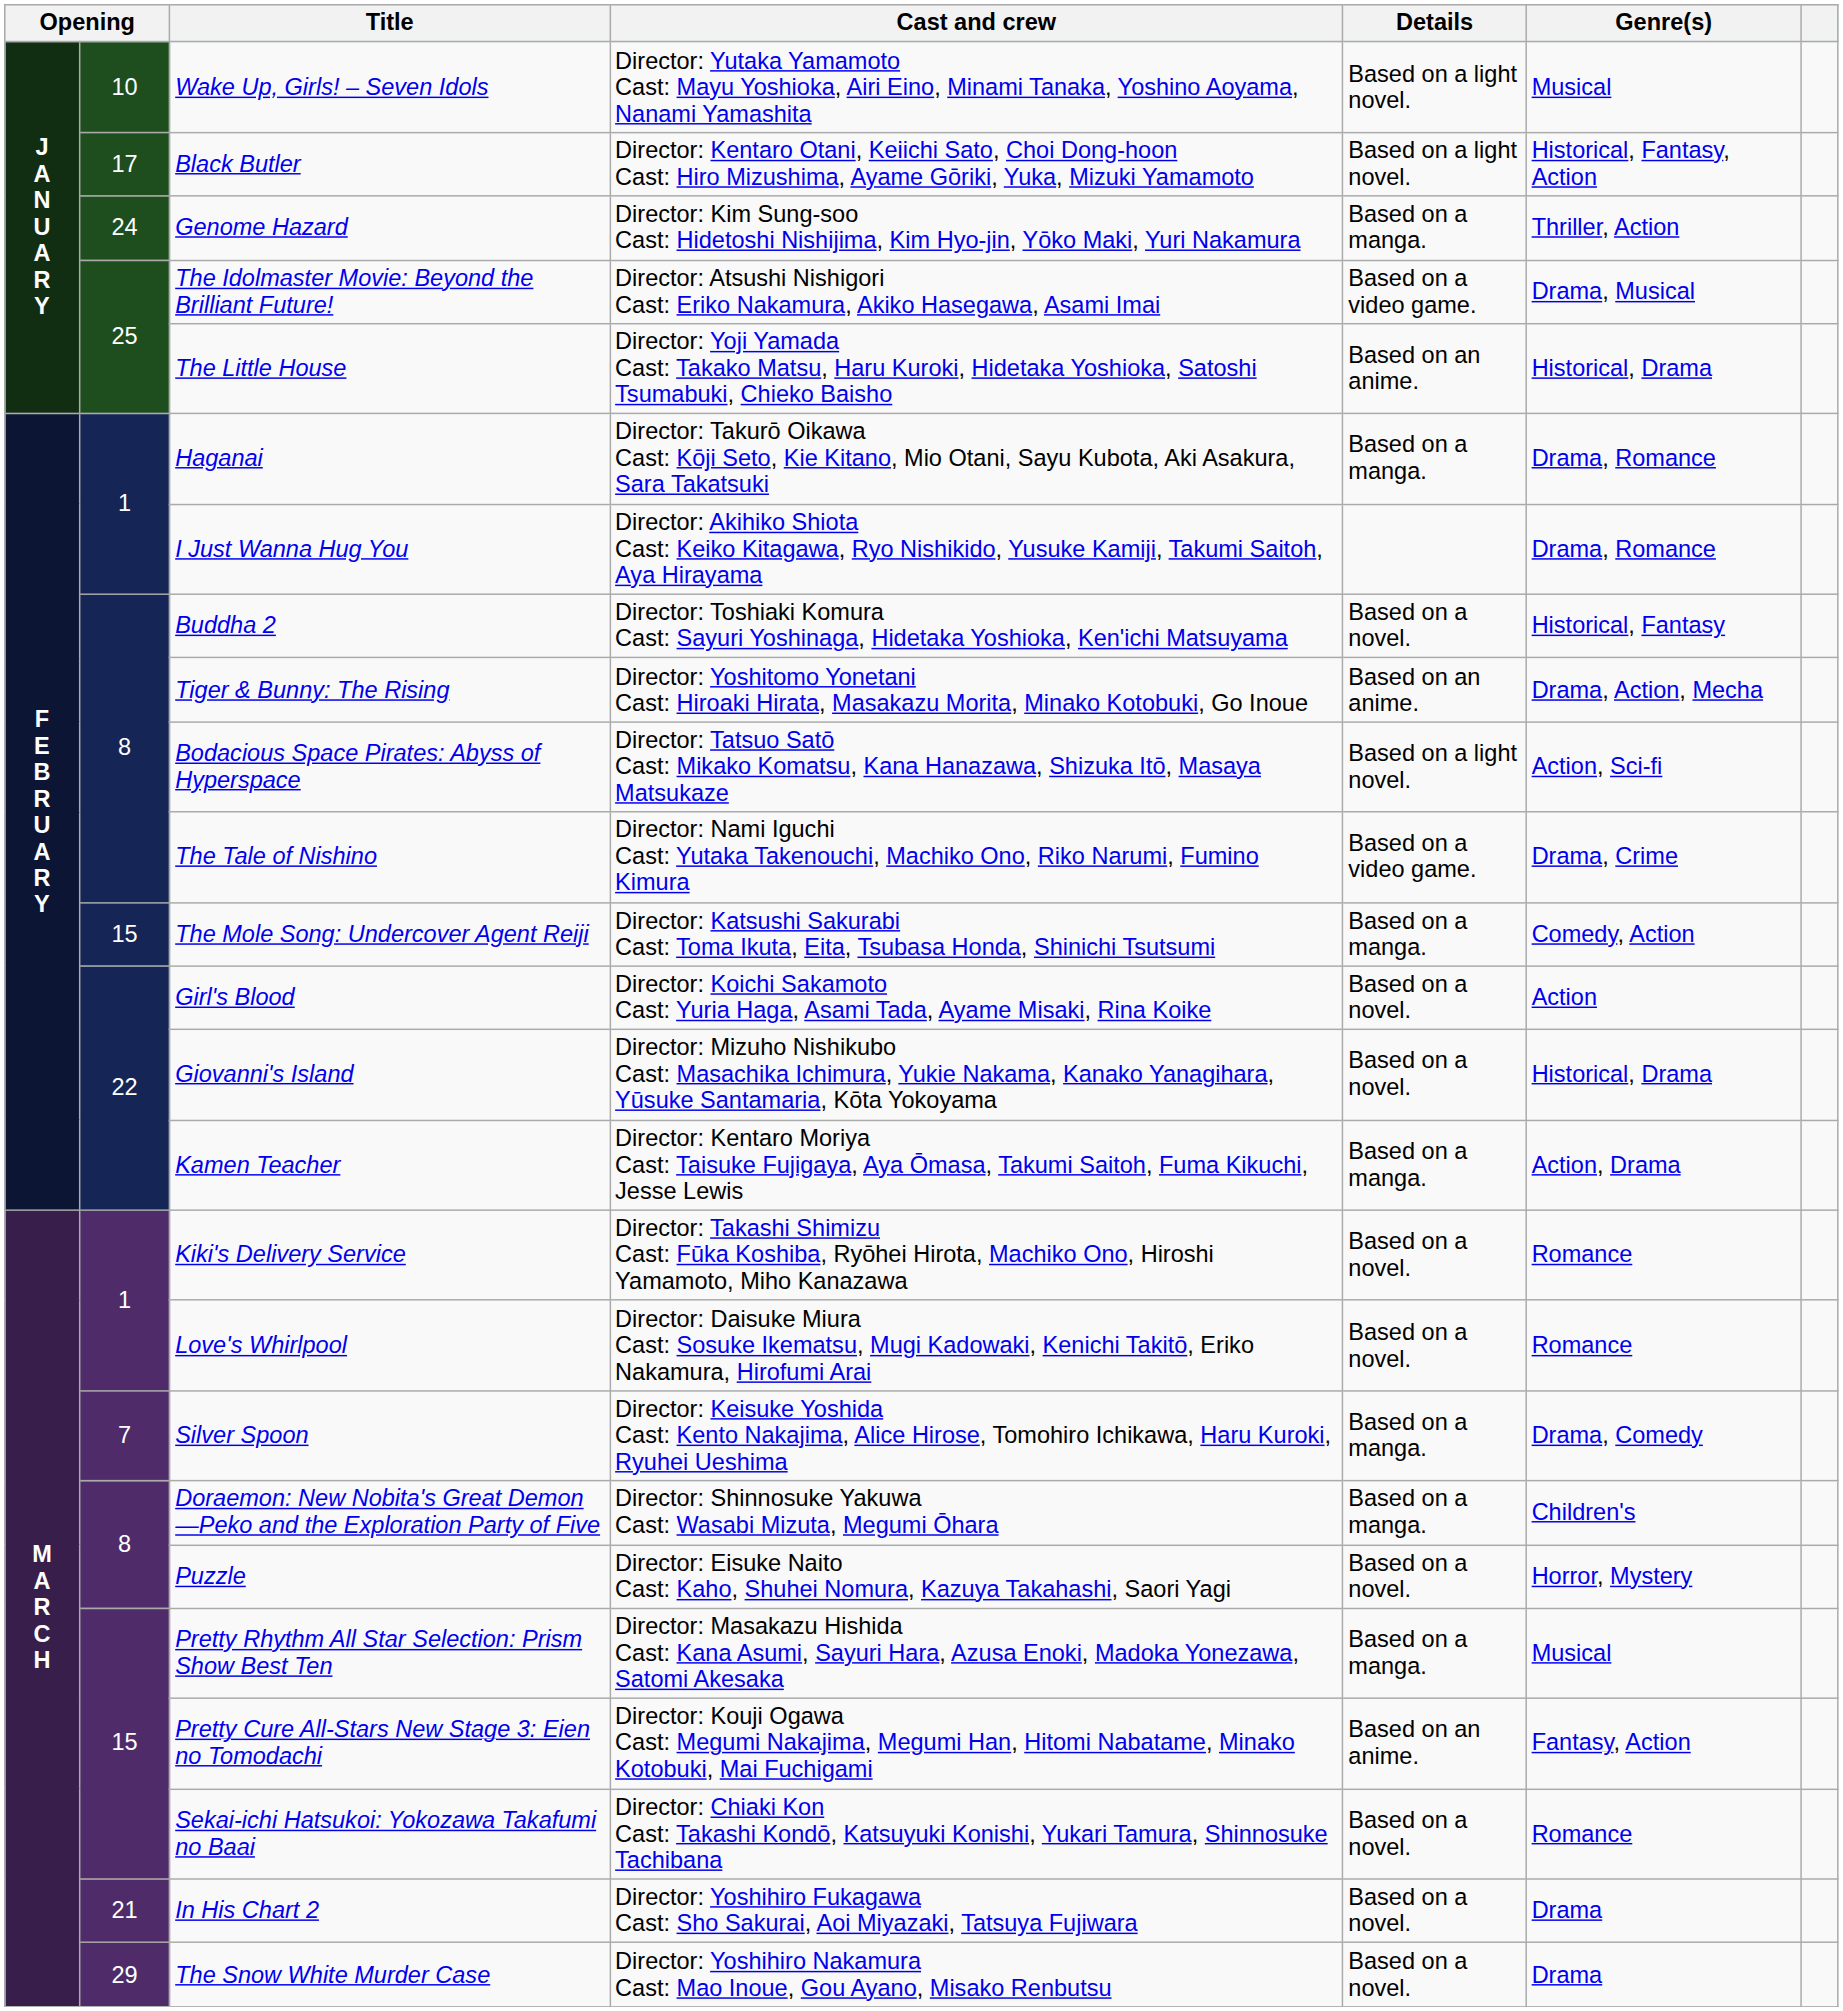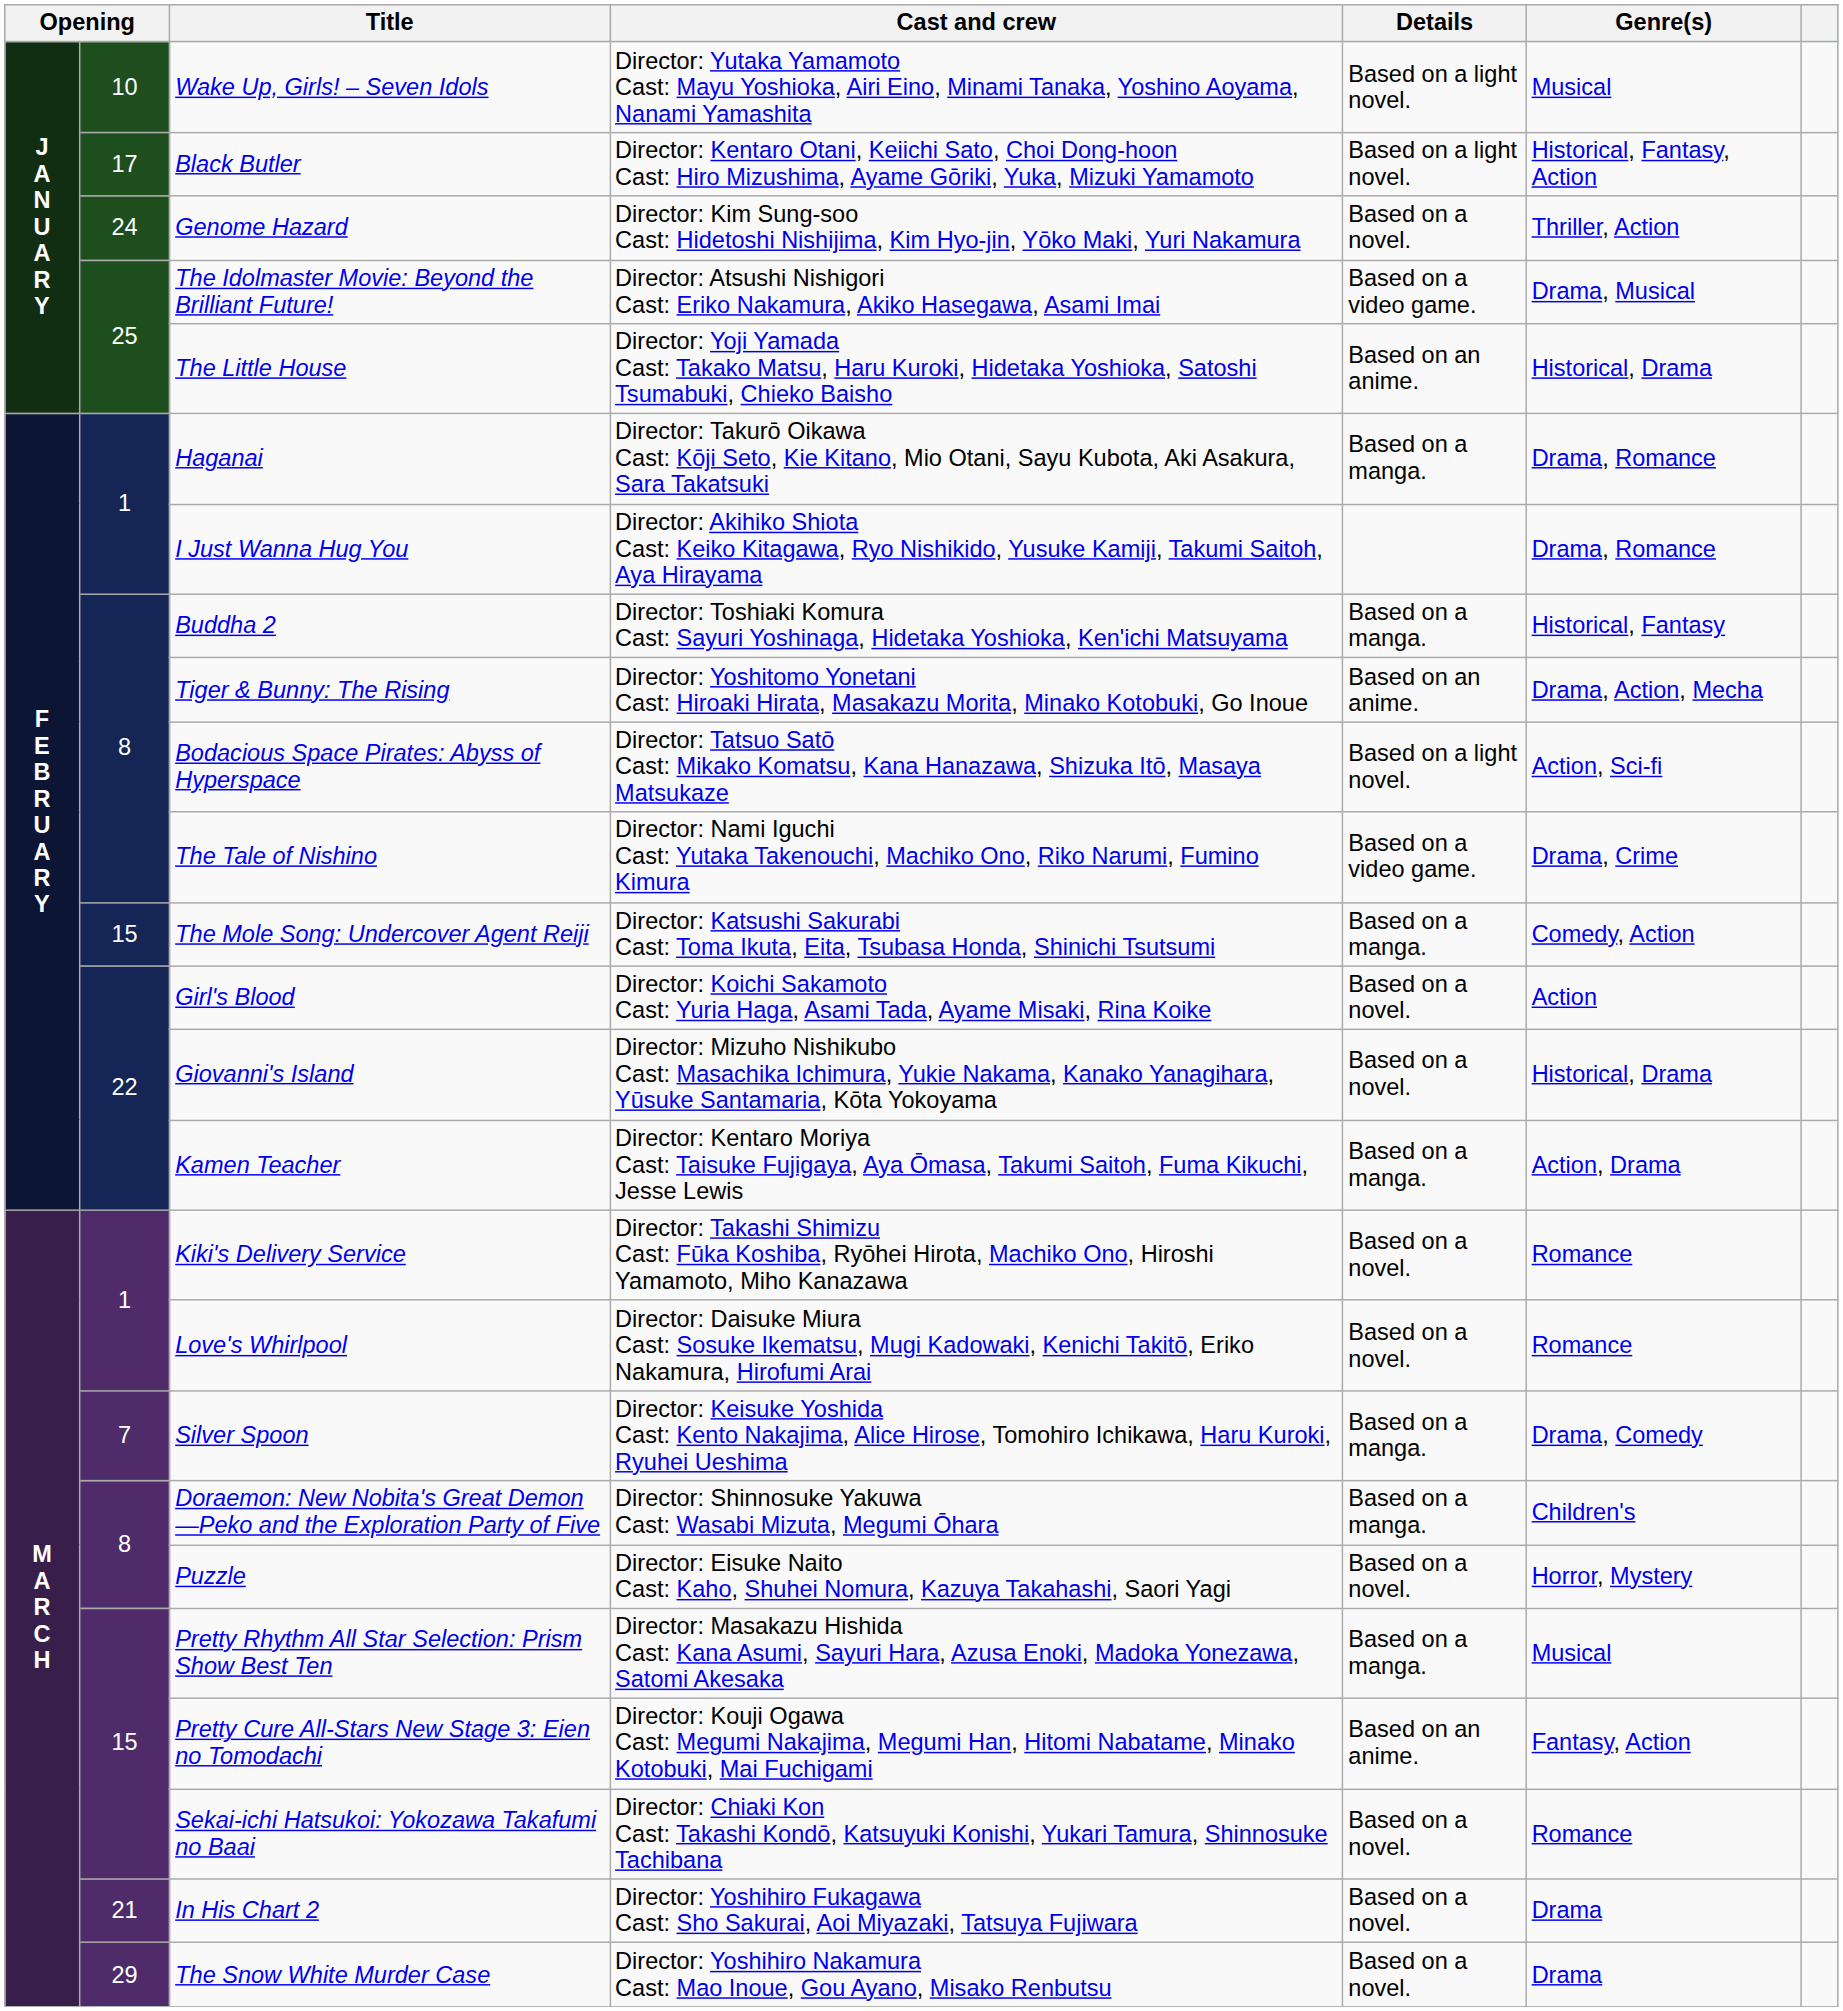(1408, 227) Based on a manga. -> (1408, 227) Based on a novel.
(1408, 625) Based on a novel. -> (1408, 625) Based on a manga.
